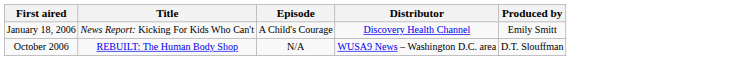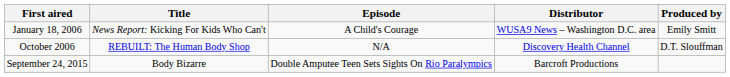(417, 30) Discovery Health Channel -> (576, 30) WUSA9 News – Washington D.C. area
(417, 47) WUSA9 News – Washington D.C. area -> (576, 47) Discovery Health Channel
+ row: (47, 63)
